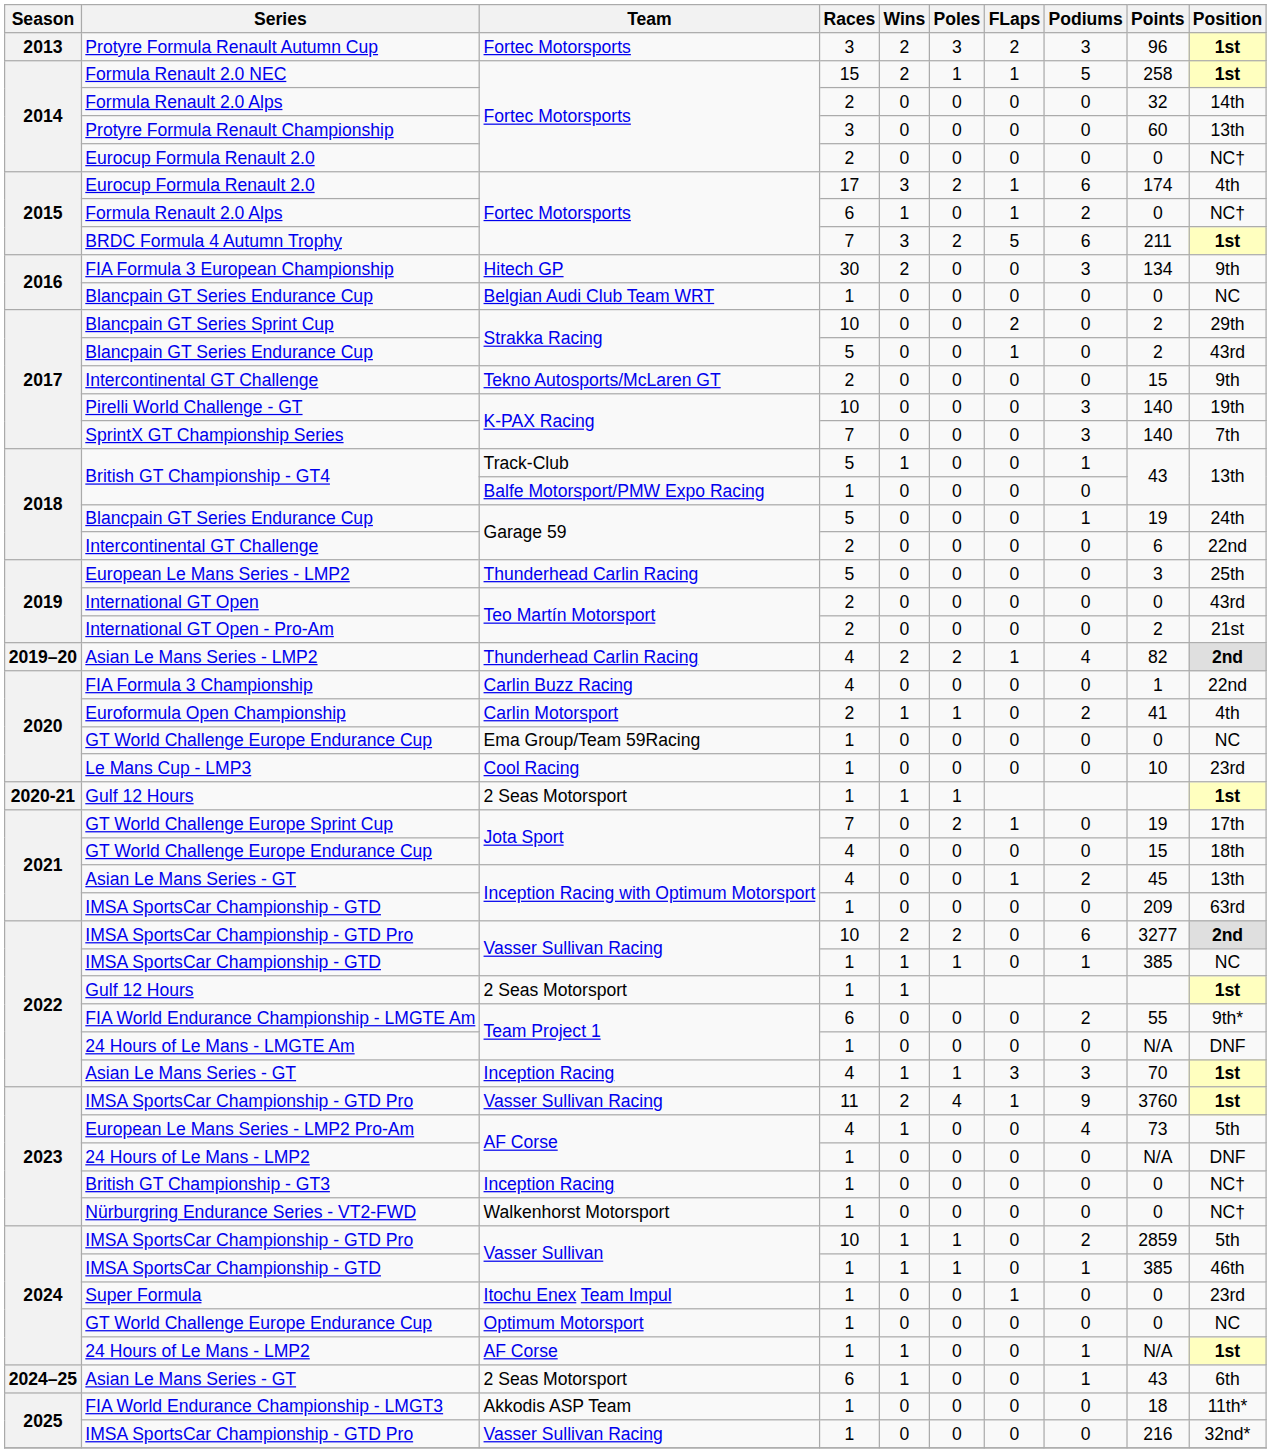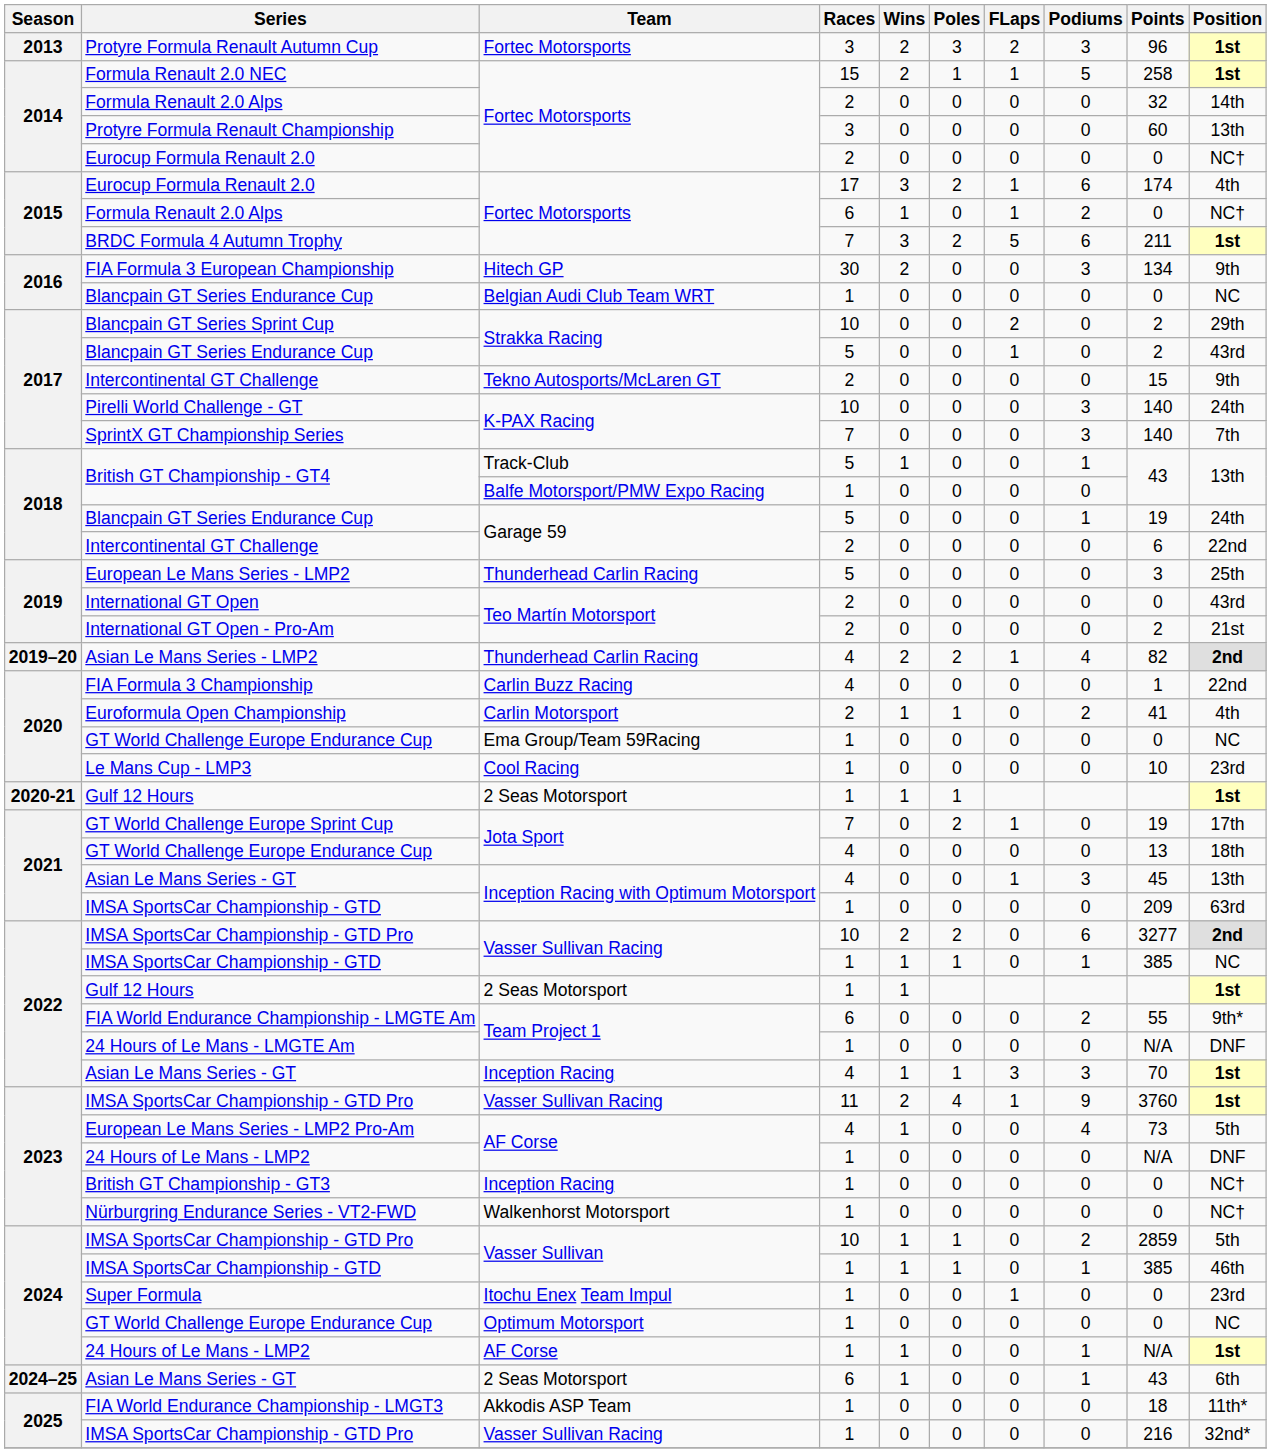(1227, 407) 19th -> (1227, 407) 24th
(1158, 852) 15 -> (1158, 852) 13
(1086, 879) 2 -> (1086, 879) 3
